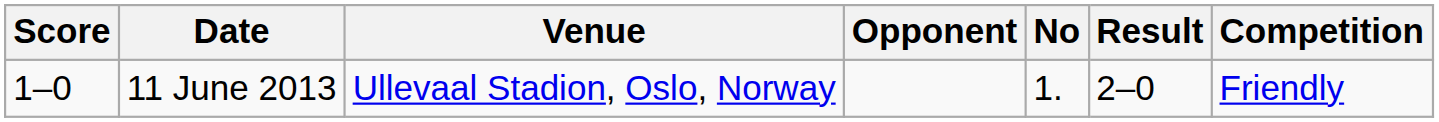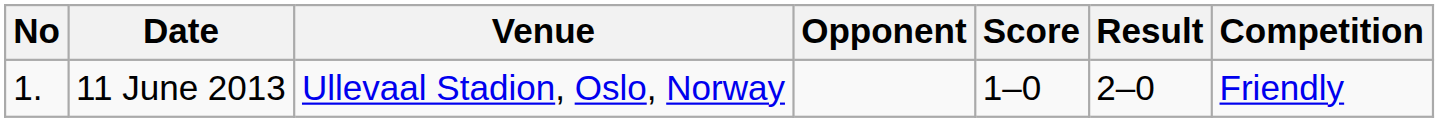columns swapped: (1057, 32) <-> (62, 32)
